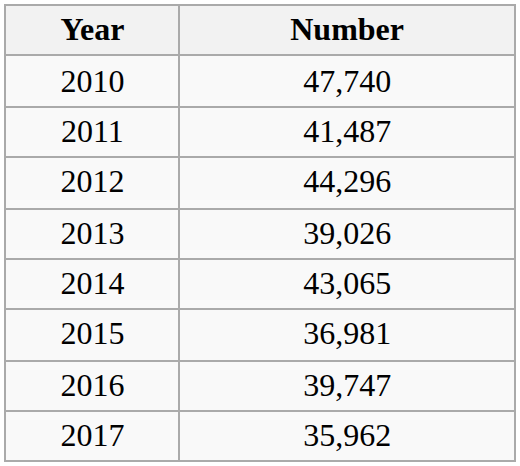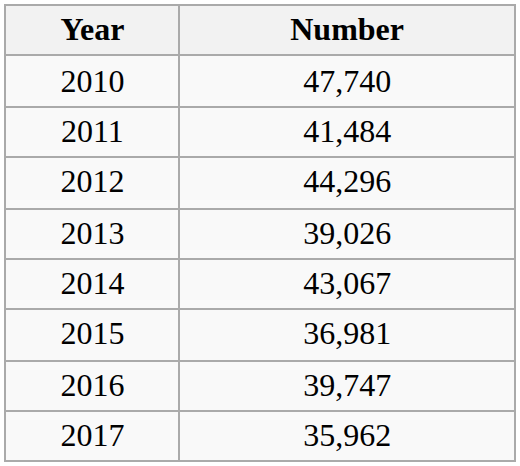(347, 131) 41,487 -> (347, 131) 41,484
(347, 283) 43,065 -> (347, 283) 43,067
